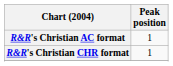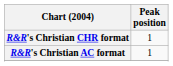rows swapped: (68, 53) <-> (68, 38)
